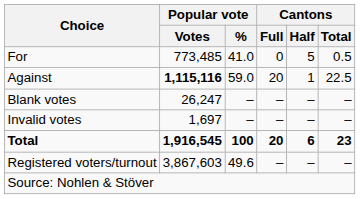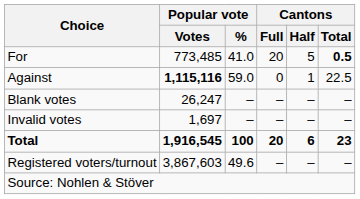(280, 57) 0 -> (276, 57) 20
(342, 57) normal -> (342, 57) bold
(276, 78) 20 -> (280, 78) 0
